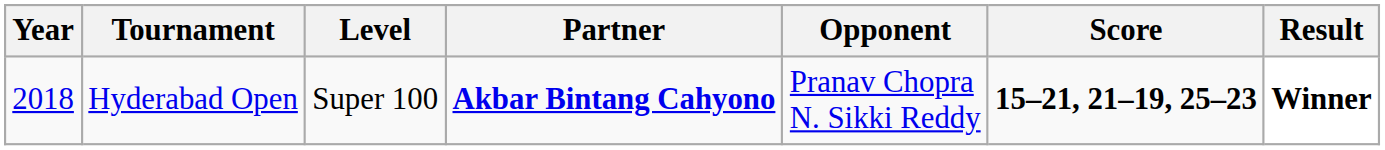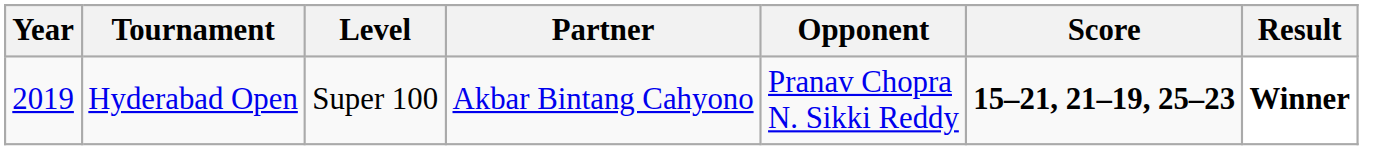(43, 99) 2018 -> (43, 99) 2019
(614, 99) bold -> (603, 99) normal
